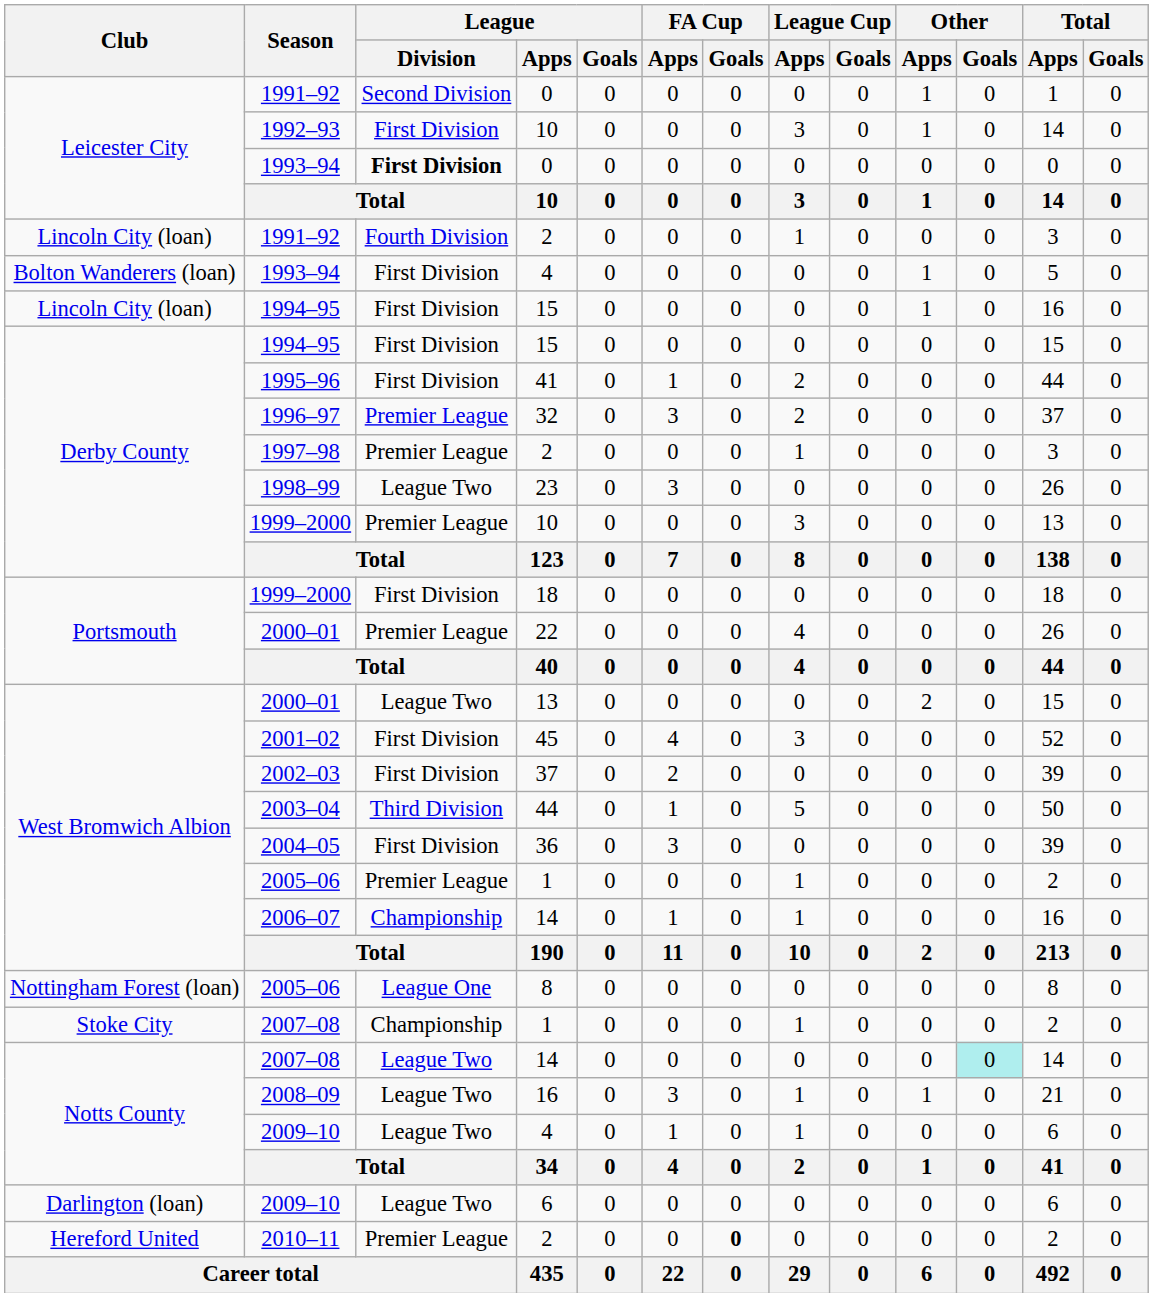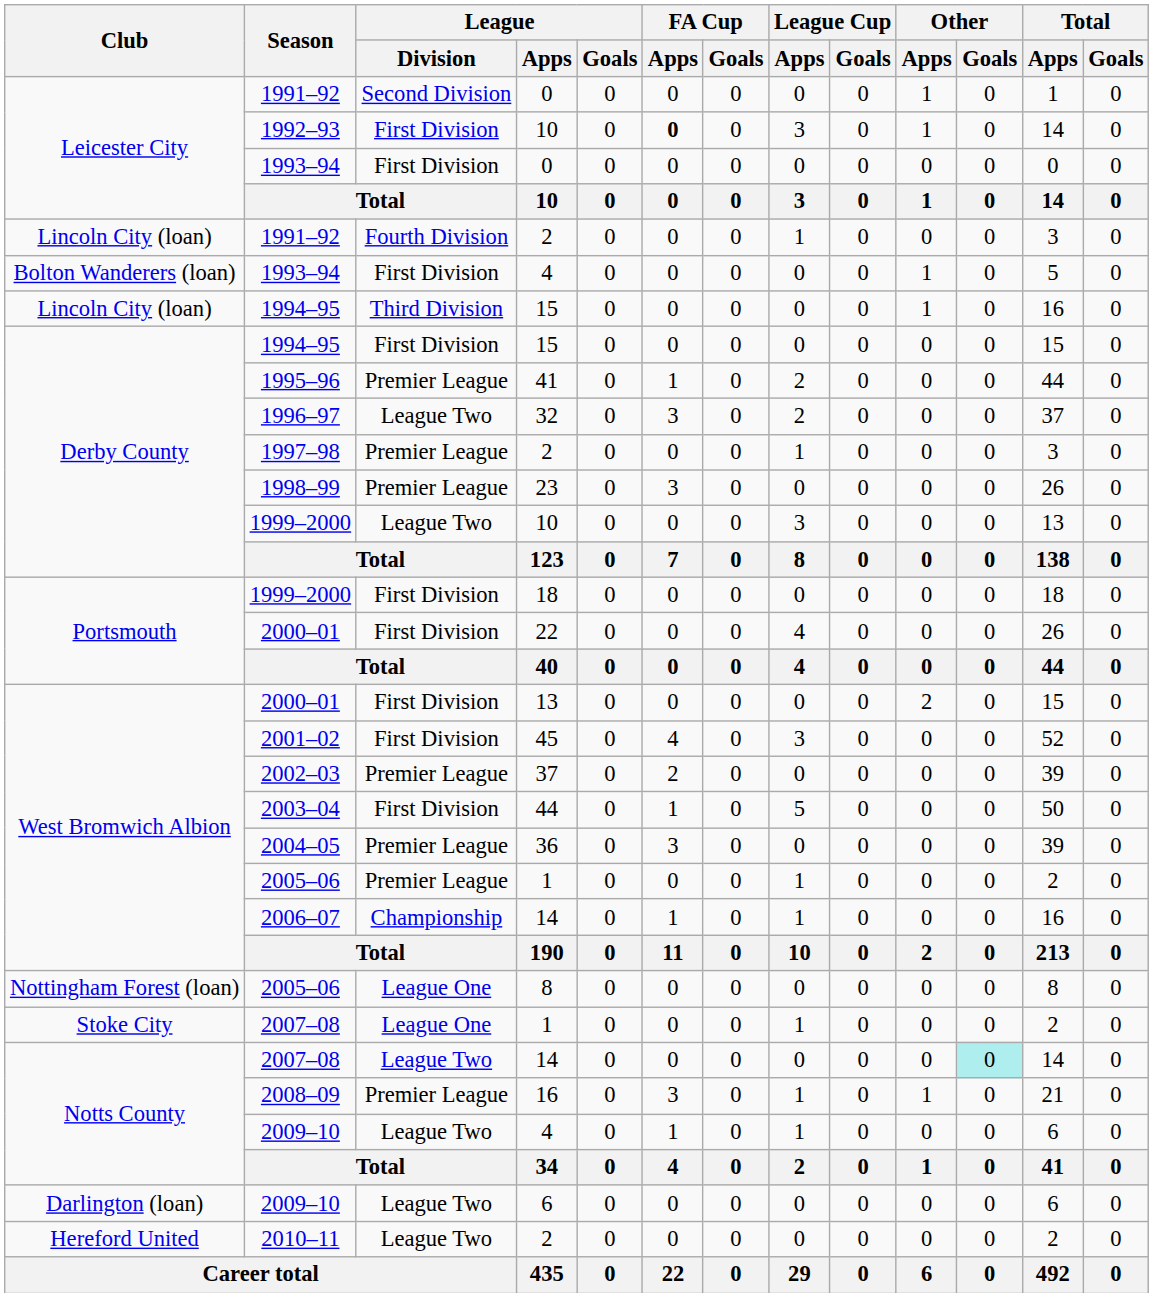(673, 129) normal -> (673, 129) bold
(436, 165) bold -> (436, 165) normal
(436, 308) First Division -> (436, 308) Third Division
(436, 380) First Division -> (436, 380) Premier League
(436, 415) Premier League -> (436, 415) League Two
(436, 487) League Two -> (436, 487) Premier League
(436, 523) Premier League -> (436, 523) League Two
(436, 630) Premier League -> (436, 630) First Division
(436, 702) League Two -> (436, 702) First Division
(436, 773) First Division -> (436, 773) Premier League
(436, 809) Third Division -> (436, 809) First Division
(436, 845) First Division -> (436, 845) Premier League
(436, 1024) Championship -> (436, 1024) League One
(436, 1095) League Two -> (436, 1095) Premier League
(436, 1238) Premier League -> (436, 1238) League Two
(736, 1238) bold -> (736, 1238) normal
